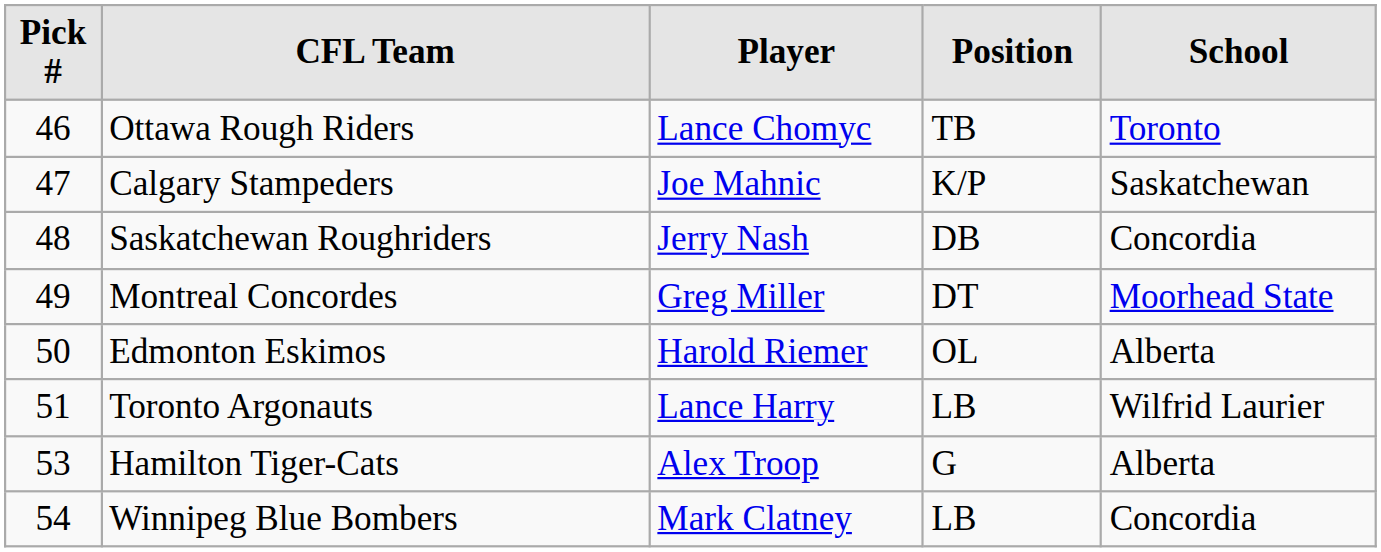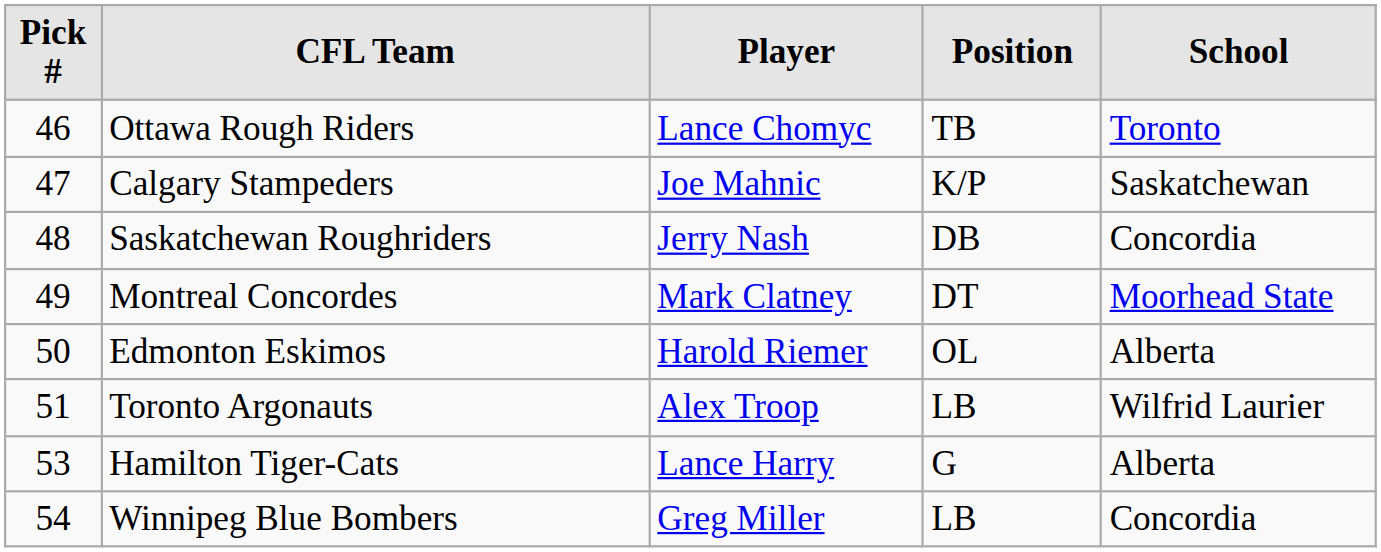(741, 295) Greg Miller -> (755, 295) Mark Clatney
(746, 406) Lance Harry -> (738, 406) Alex Troop
(738, 462) Alex Troop -> (746, 462) Lance Harry
(755, 518) Mark Clatney -> (741, 518) Greg Miller
